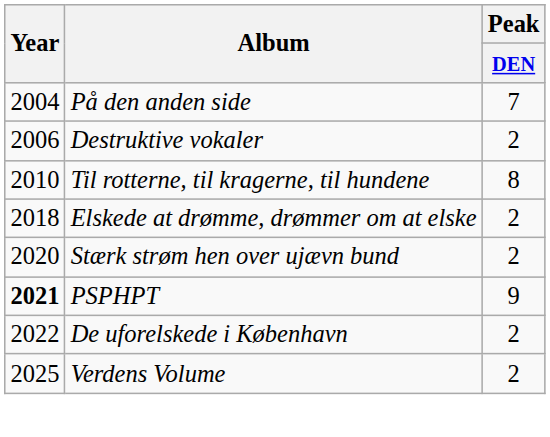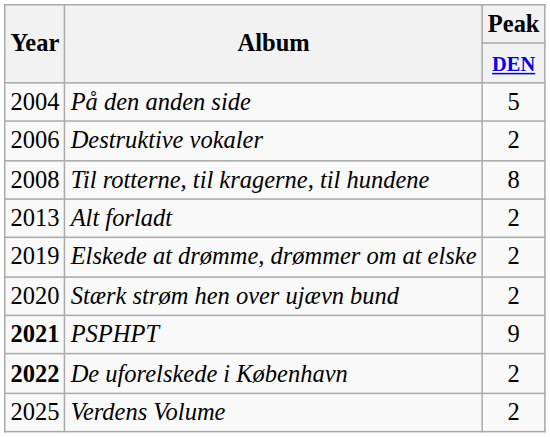(514, 101) 7 -> (514, 101) 5
(35, 179) 2010 -> (35, 179) 2008
+ row: (121, 218)
(35, 218) 2018 -> (35, 256) 2019
(35, 334) normal -> (35, 373) bold
